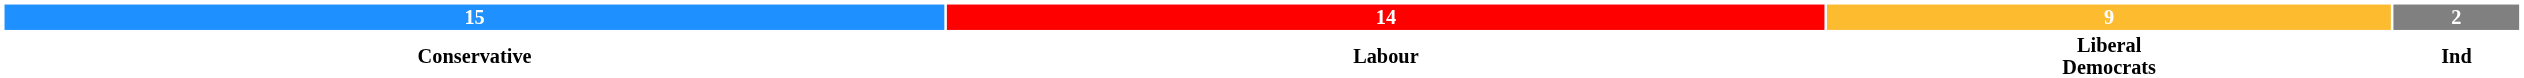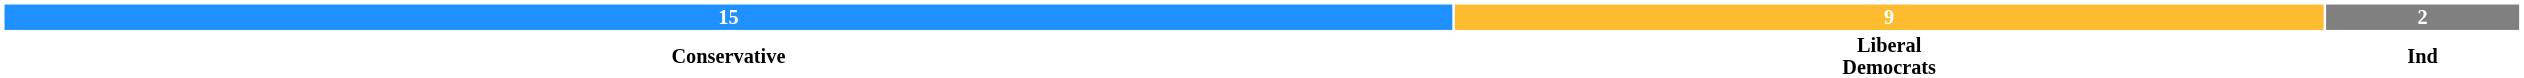- column: (1386, 17)
